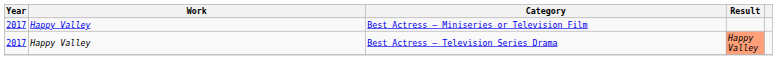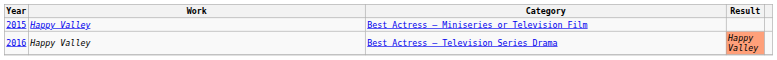(16, 25) 2017 -> (16, 25) 2015
(16, 43) 2017 -> (16, 43) 2016
